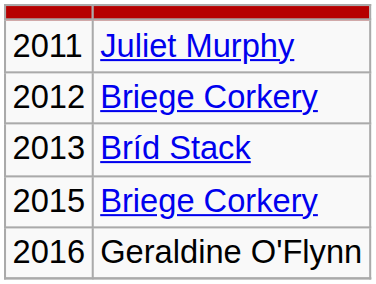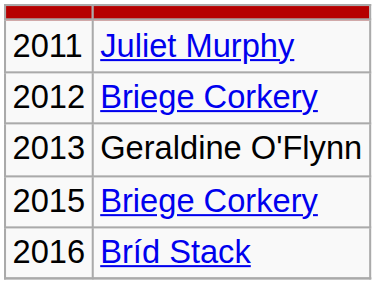(175, 148) Bríd Stack -> (231, 148) Geraldine O'Flynn
(231, 252) Geraldine O'Flynn -> (175, 252) Bríd Stack
